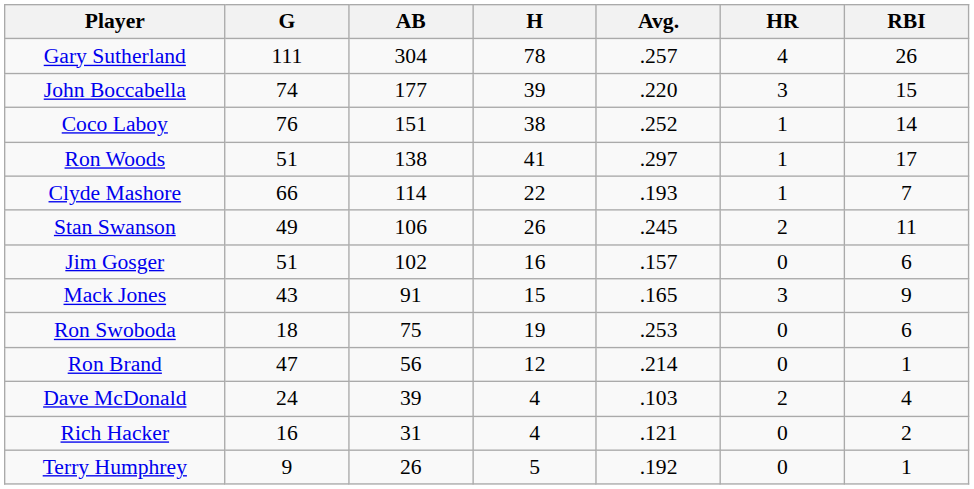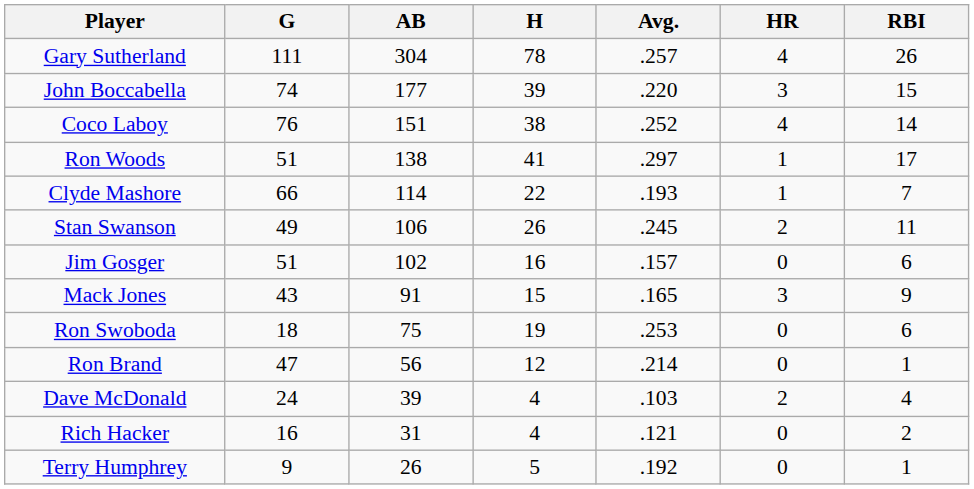(782, 124) 1 -> (782, 124) 4
